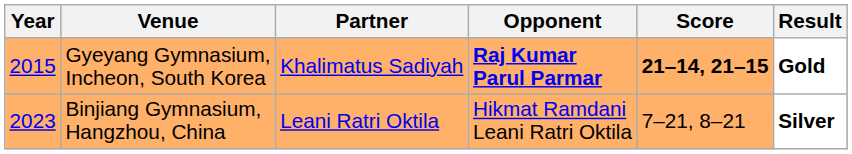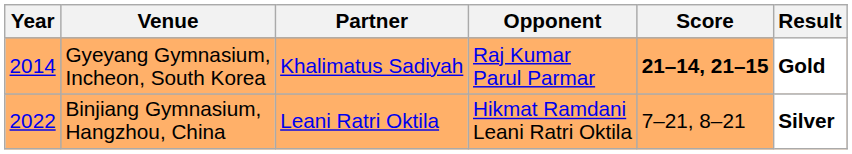(33, 66) 2015 -> (33, 66) 2014
(538, 66) bold -> (534, 66) normal
(33, 122) 2023 -> (33, 122) 2022
